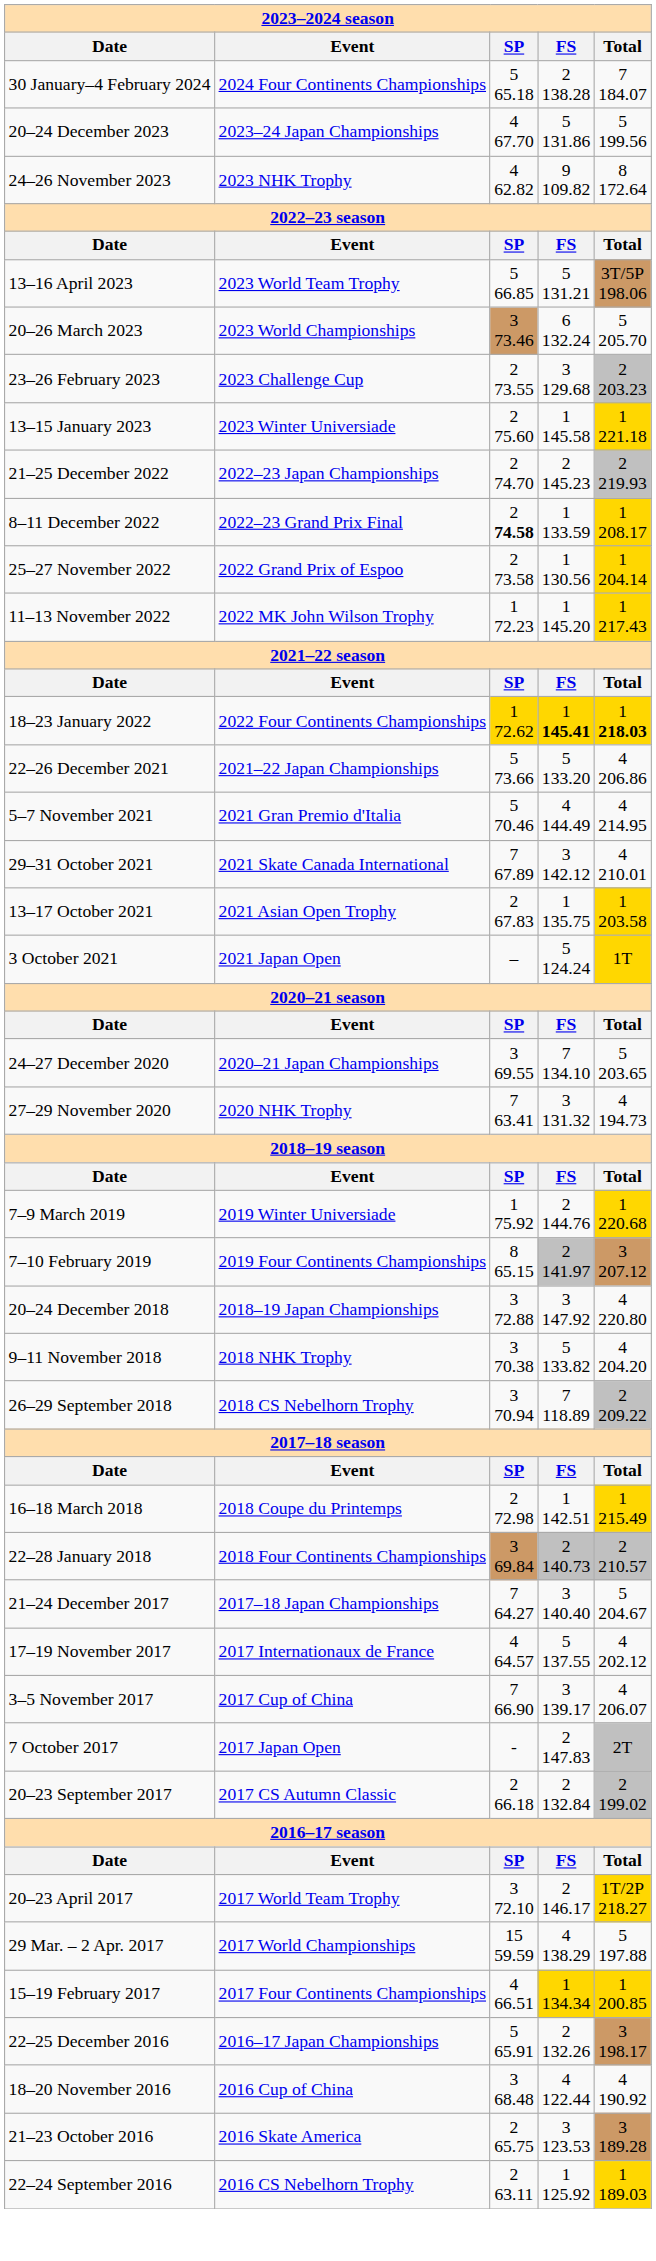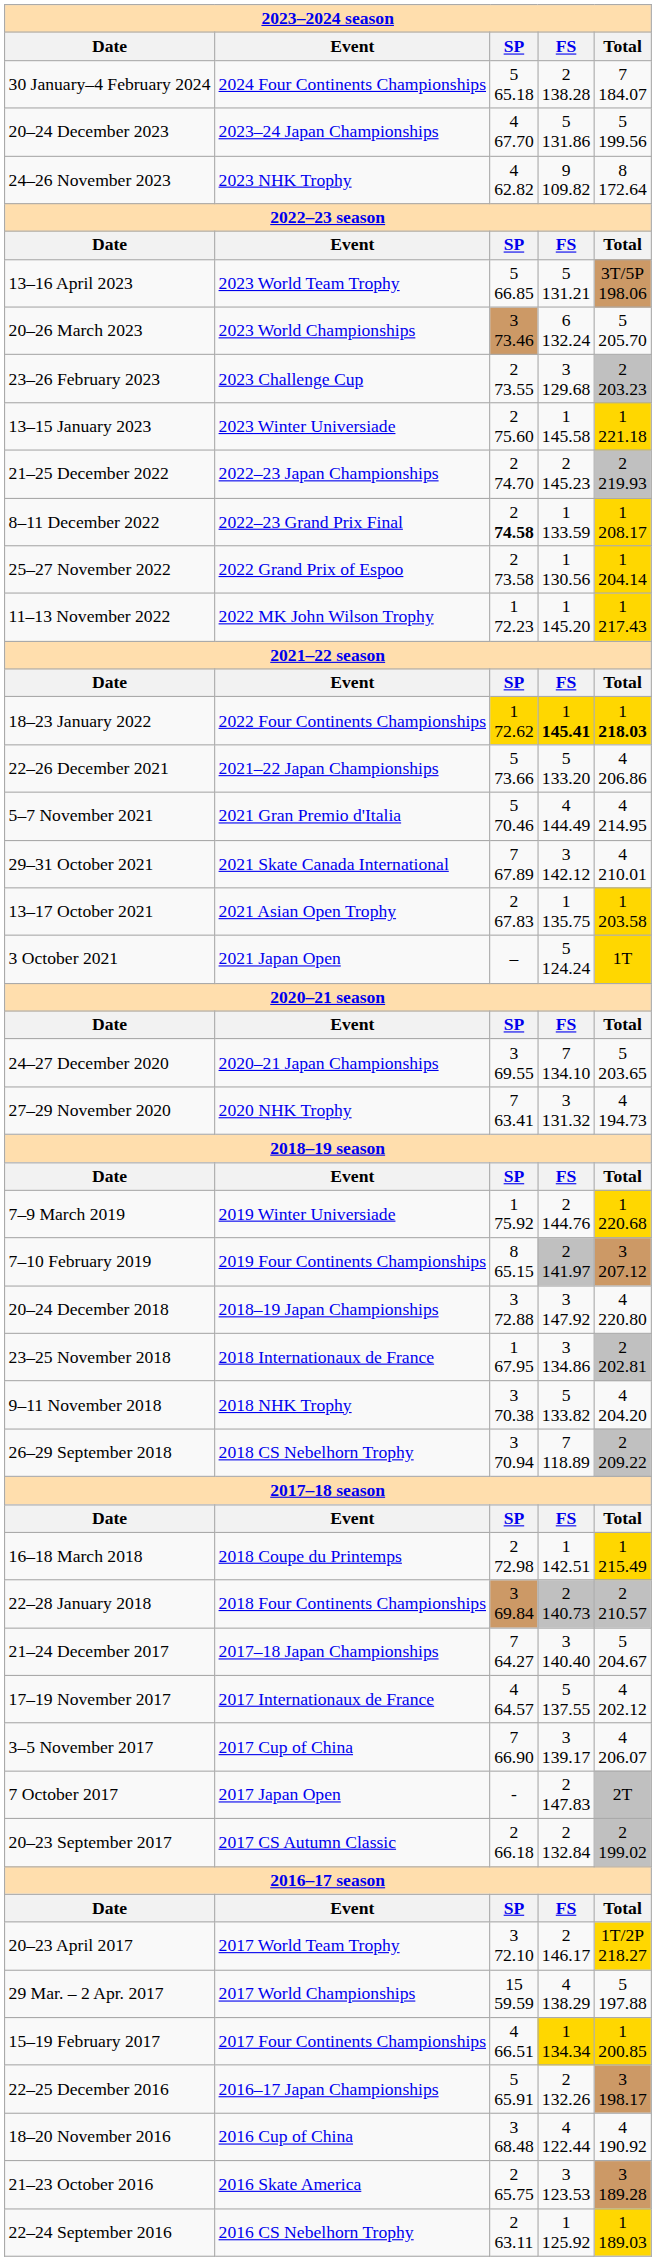+ row: (90, 1357)
